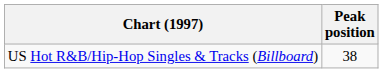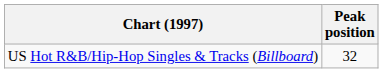(350, 56) 38 -> (350, 56) 32
